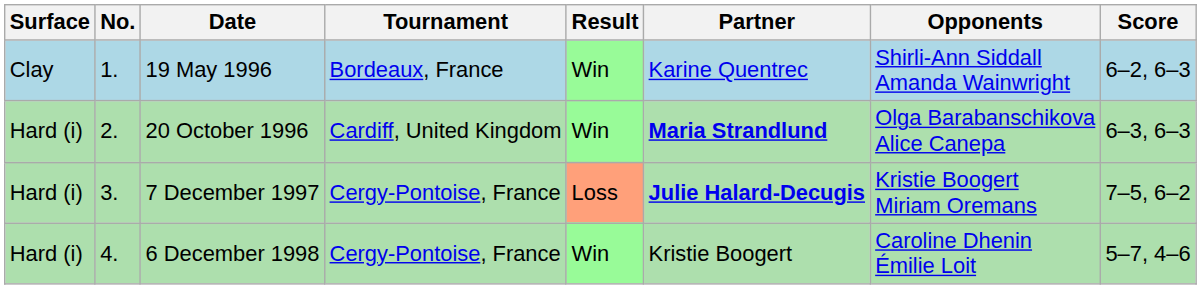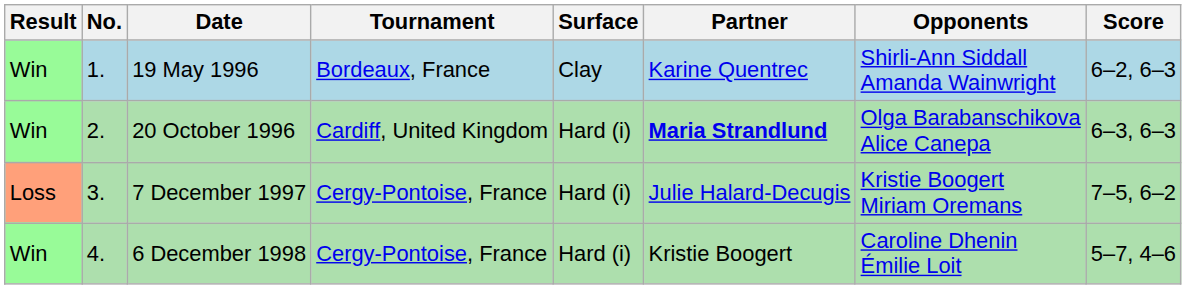columns swapped: (605, 21) <-> (50, 21)
(757, 191) bold -> (750, 191) normal
